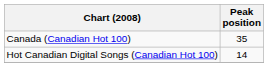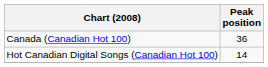(242, 39) 35 -> (242, 39) 36
